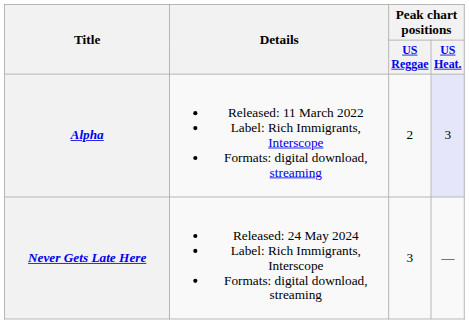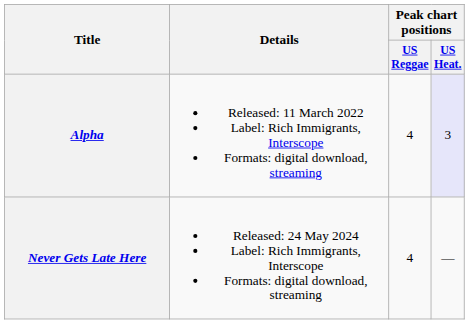(410, 135) 2 -> (410, 135) 4
(410, 257) 3 -> (410, 257) 4
